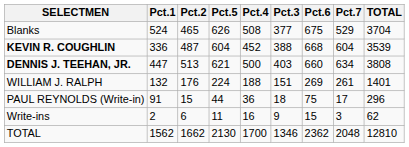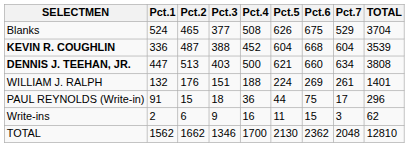columns swapped: (287, 13) <-> (225, 13)
